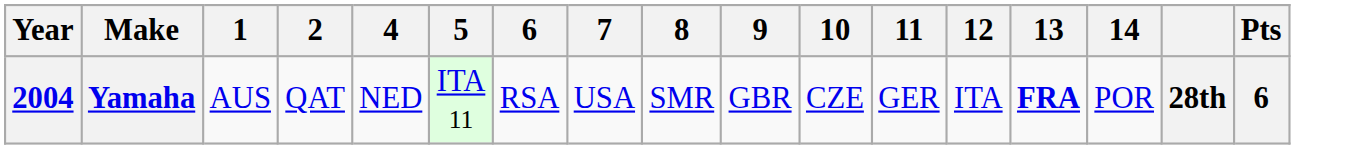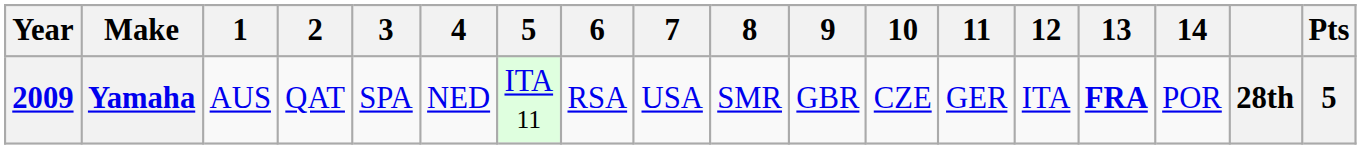+ column: (386, 30)
(43, 98) 2004 -> (43, 98) 2009
(1261, 98) 6 -> (1329, 98) 5
